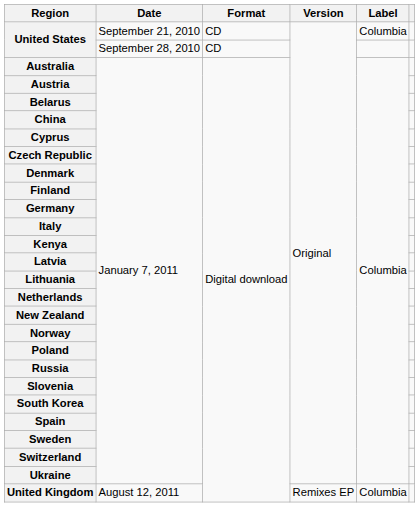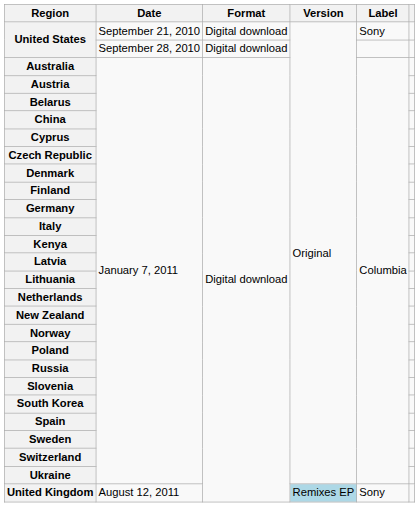(213, 31) CD -> (246, 31) Digital download
(383, 31) Columbia -> (372, 31) Sony
(213, 48) CD -> (246, 48) Digital download
(323, 492) no background -> (323, 492) lightblue background
(383, 492) Columbia -> (372, 492) Sony
